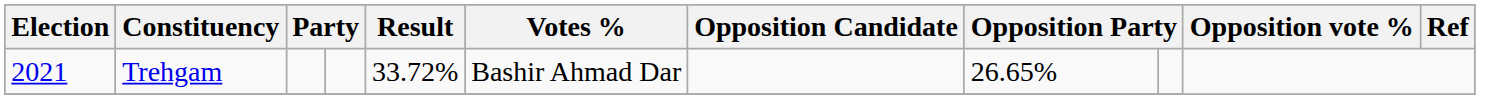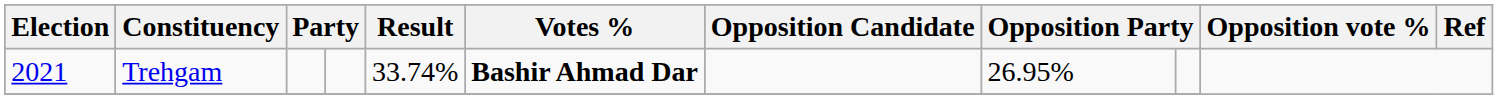(415, 71) 33.72% -> (415, 71) 33.74%
(576, 71) normal -> (585, 71) bold
(1014, 71) 26.65% -> (1031, 71) 26.95%
